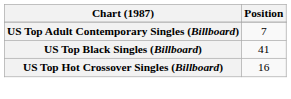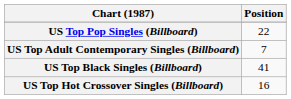+ row: (123, 31)
